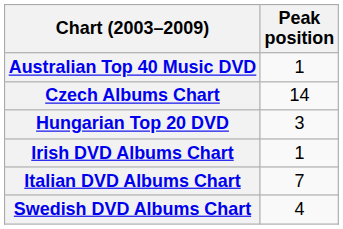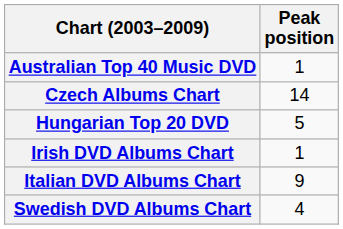(299, 124) 3 -> (299, 124) 5
(299, 180) 7 -> (299, 180) 9
